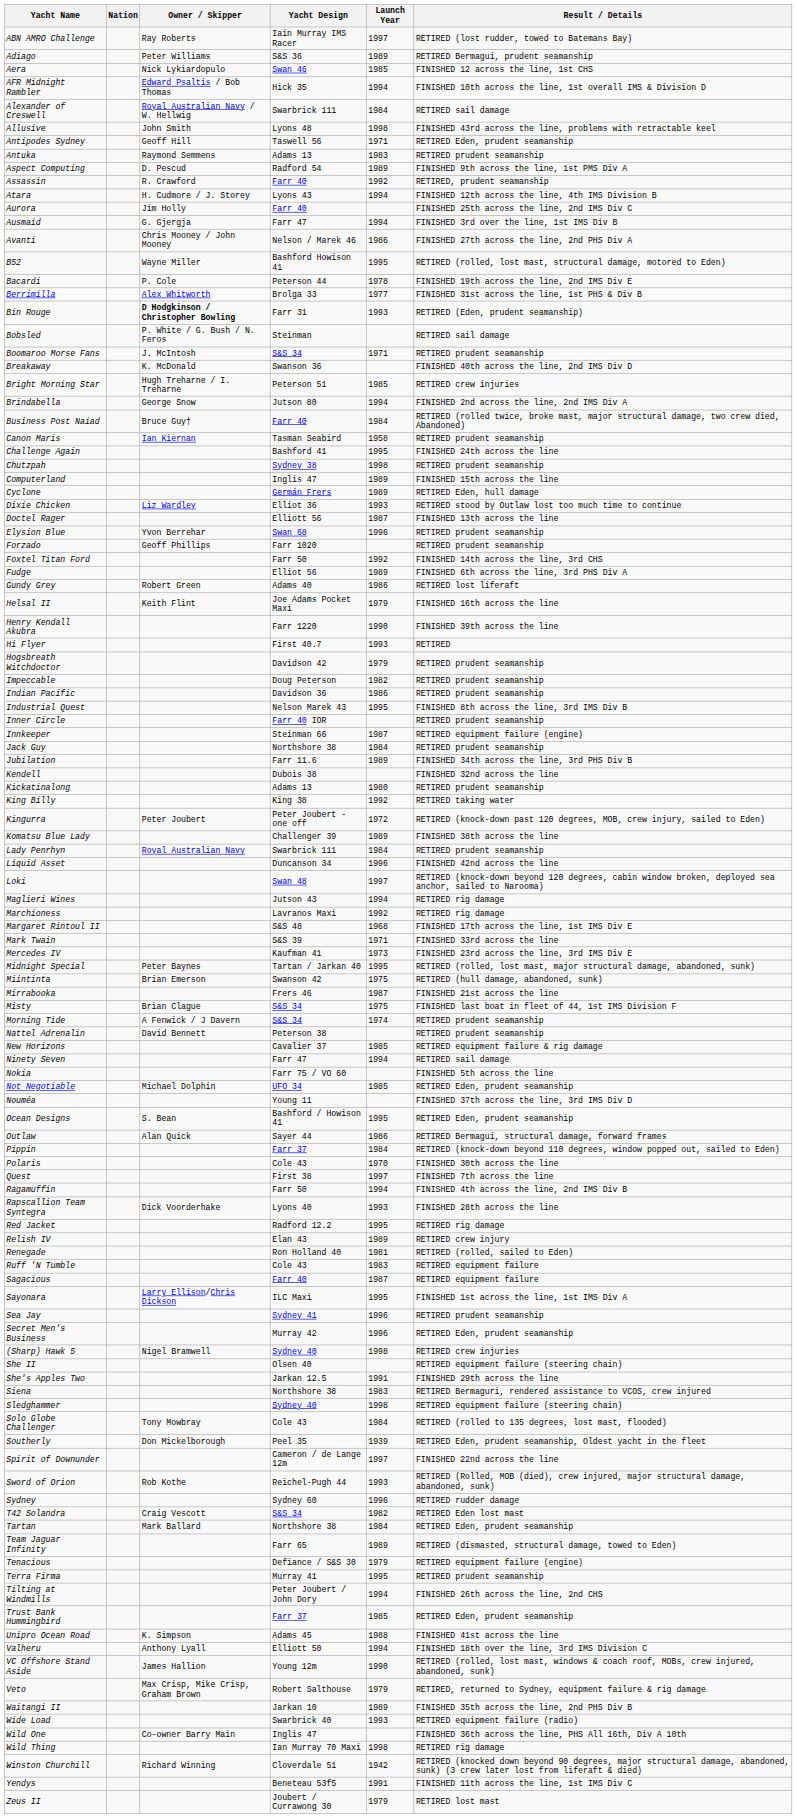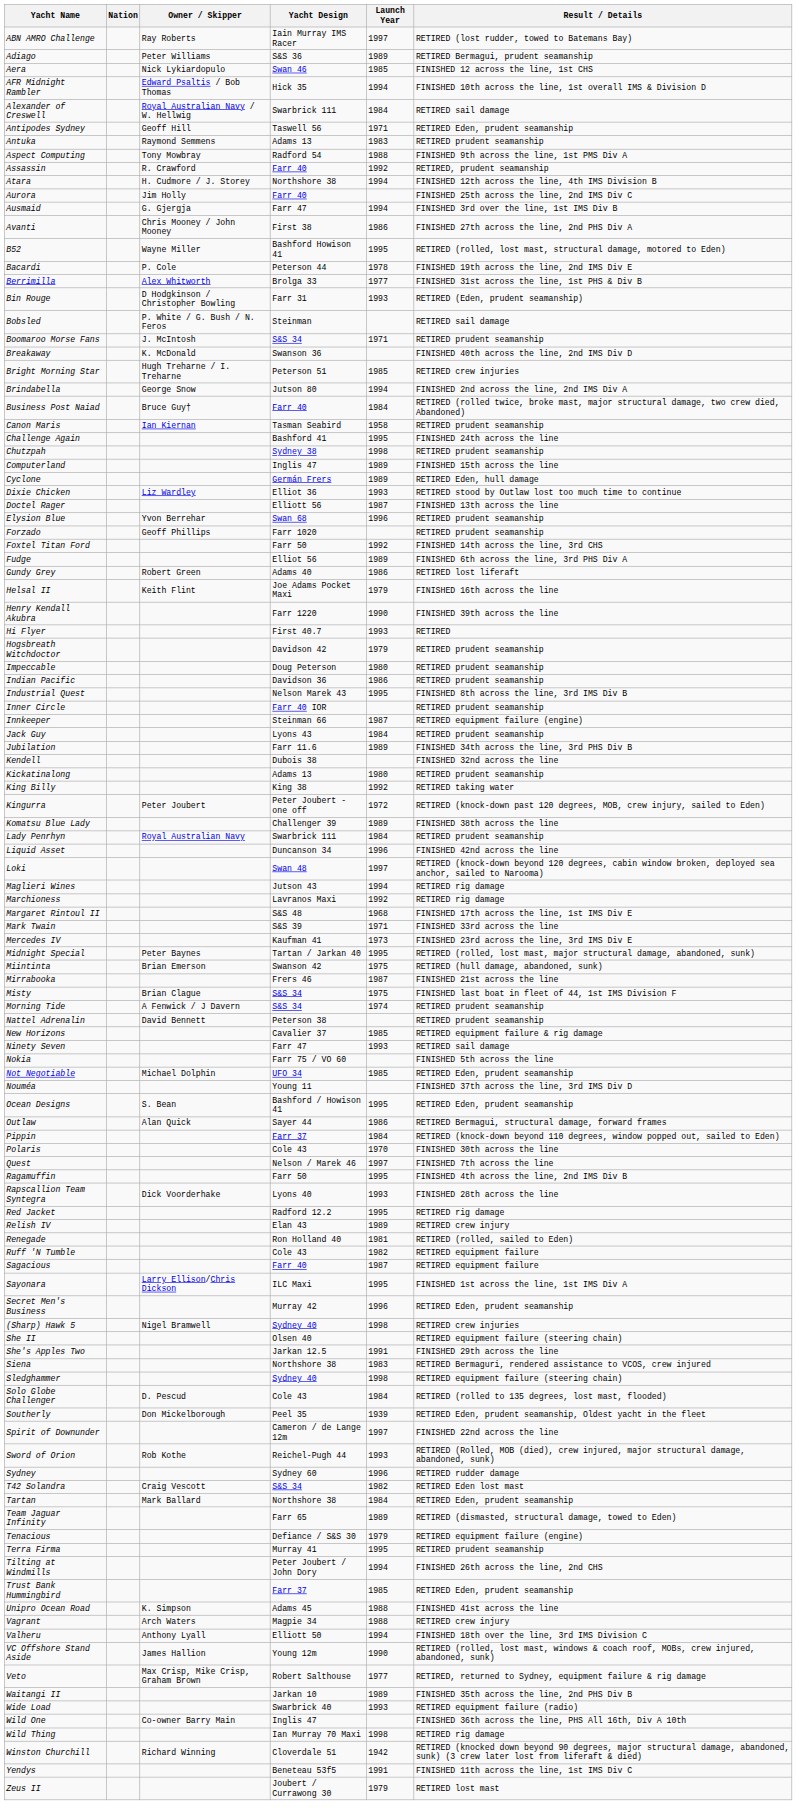- row: (26, 129)
(164, 169) D. Pescud -> (171, 156) Tony Mowbray
(378, 169) 1989 -> (378, 156) 1988
(292, 196) Lyons 43 -> (304, 182) Northshore 38
(314, 240) Nelson / Marek 46 -> (292, 227) First 38
(188, 313) bold -> (188, 299) normal
(378, 681) 1982 -> (378, 668) 1980
(304, 748) Northshore 38 -> (292, 735) Lyons 43
(378, 1060) 1994 -> (378, 1047) 1993
(292, 1177) First 38 -> (314, 1163) Nelson / Marek 46
(378, 1190) 1994 -> (378, 1177) 1995
(378, 1266) 1983 -> (378, 1253) 1982
- row: (23, 1316)
(171, 1423) Tony Mowbray -> (164, 1397) D. Pescud
+ row: (23, 1622)
(378, 1690) 1979 -> (378, 1676) 1977
